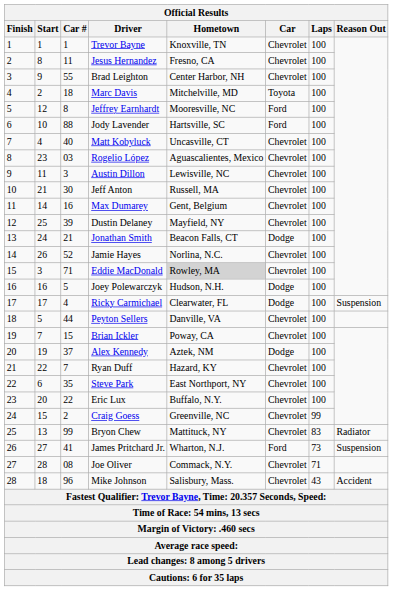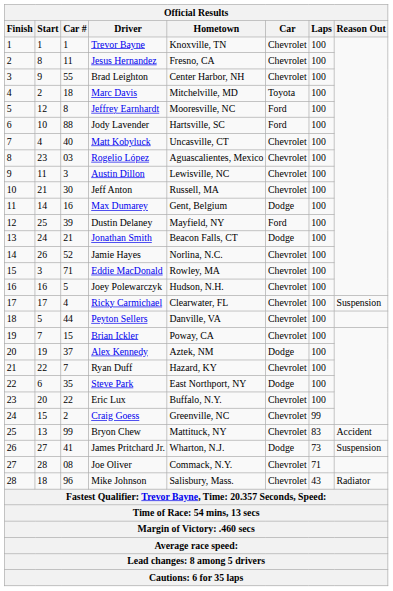(287, 206) Chevrolet -> (281, 206) Dodge
(287, 222) Chevrolet -> (277, 222) Ford
(195, 271) lightgrey background -> (195, 271) no background
(281, 287) Dodge -> (287, 287) Chevrolet
(281, 303) Dodge -> (287, 303) Chevrolet
(287, 384) Chevrolet -> (281, 384) Dodge
(353, 432) Radiator -> (354, 432) Accident
(277, 449) Ford -> (281, 449) Dodge
(354, 481) Accident -> (353, 481) Radiator
